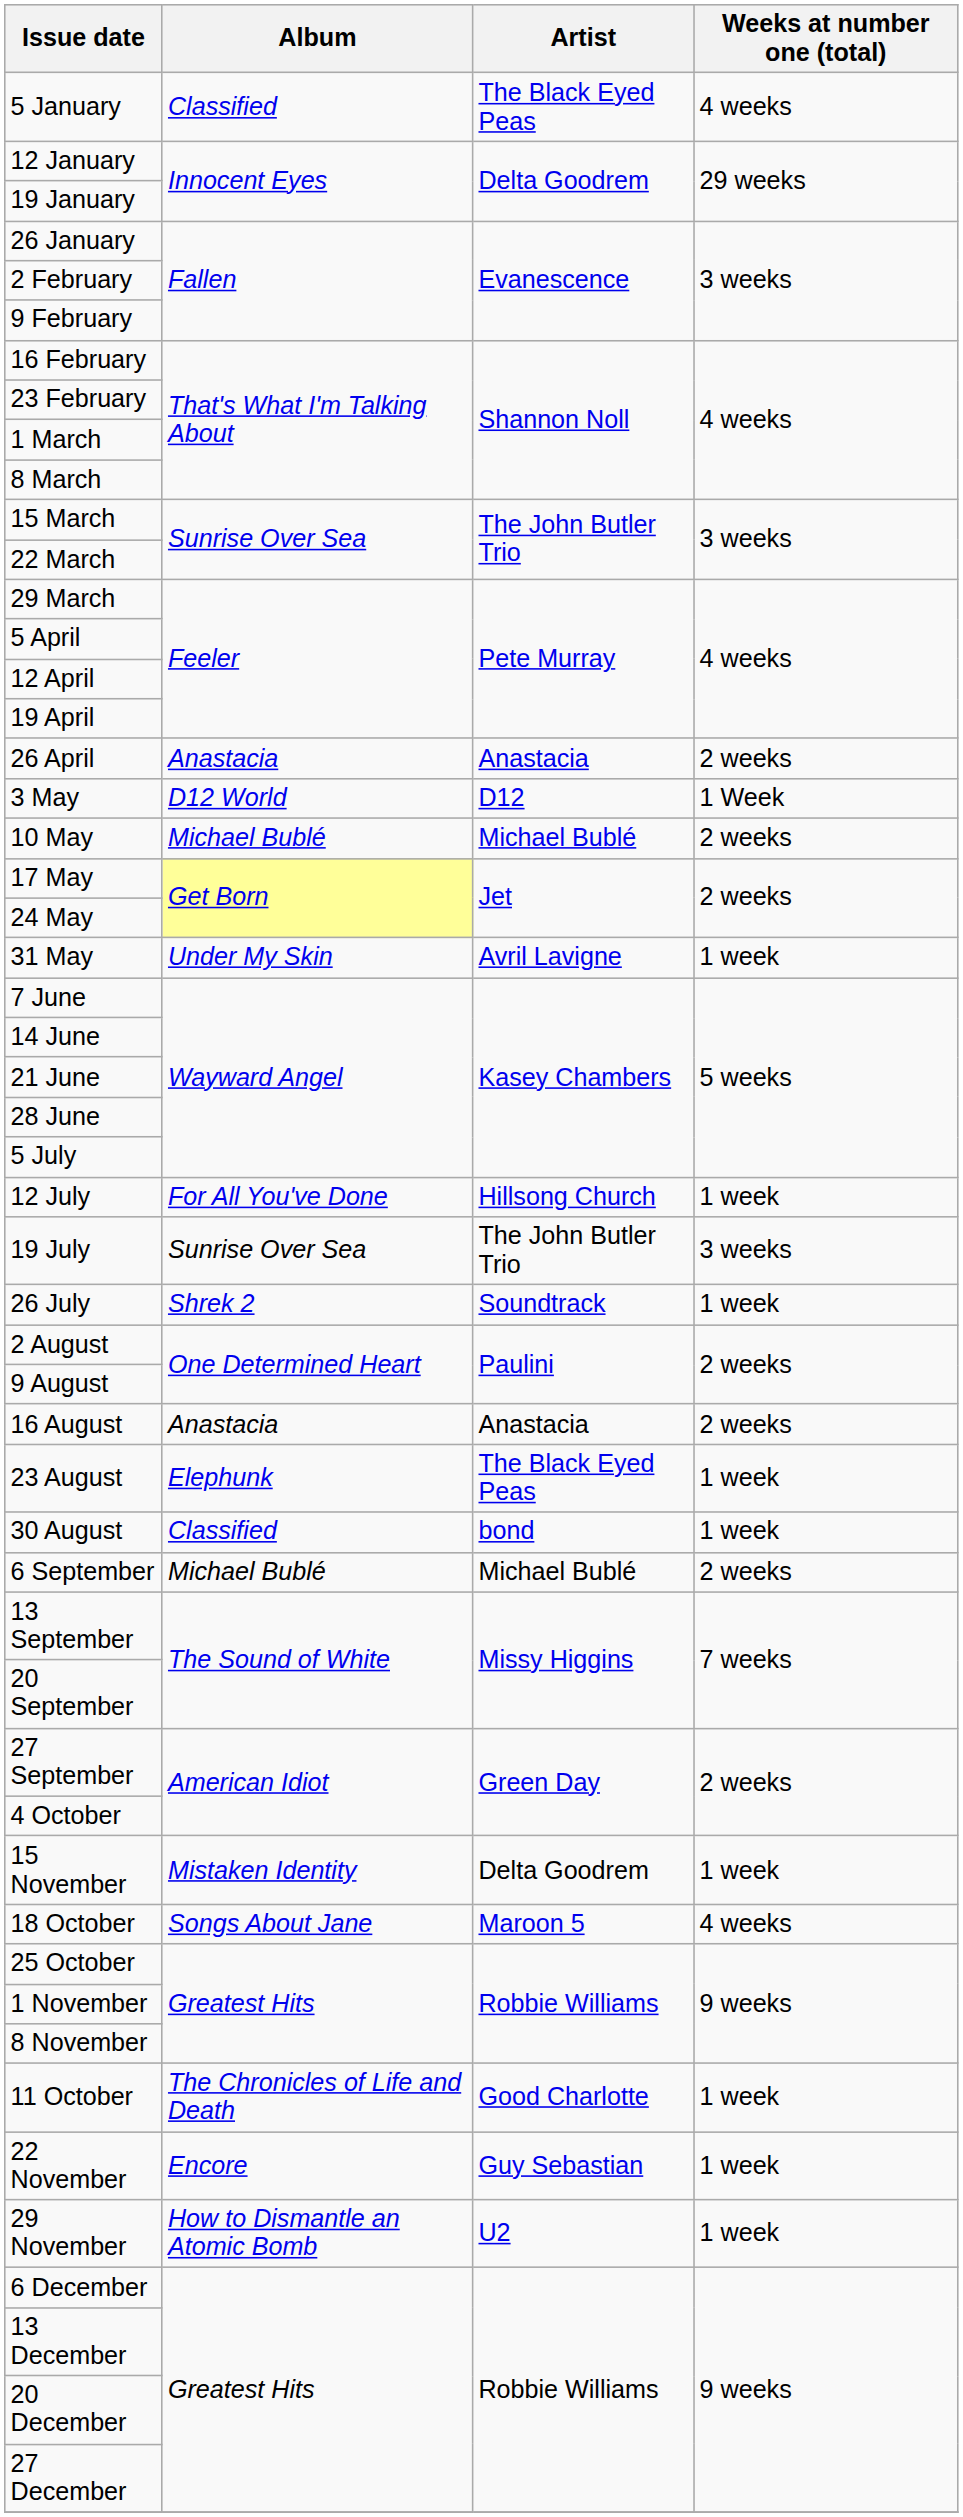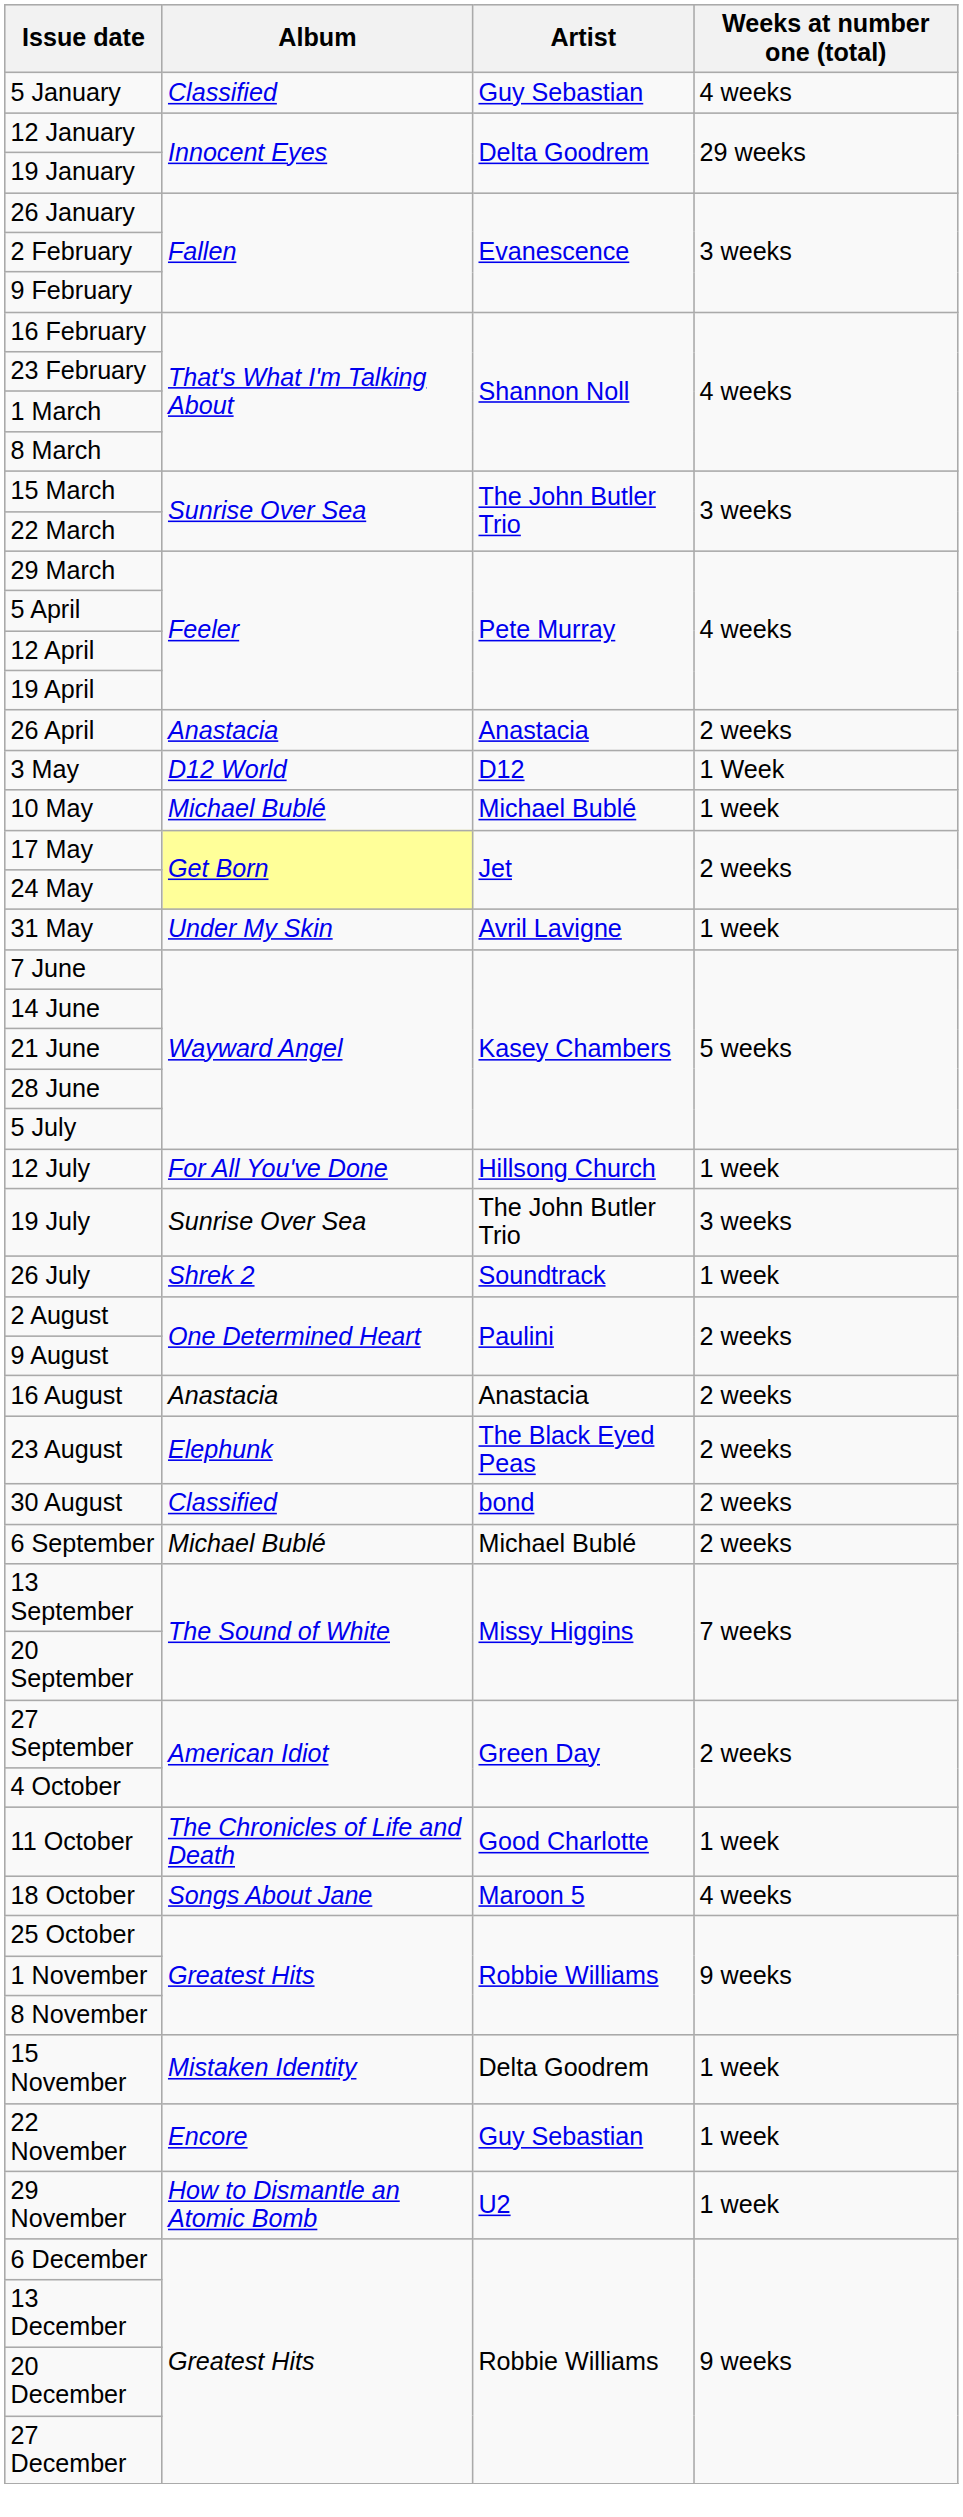(566, 106) The Black Eyed Peas -> (561, 92) Guy Sebastian
(746, 837) 2 weeks -> (739, 809) 1 week
(739, 1477) 1 week -> (746, 1449) 2 weeks
(739, 1531) 1 week -> (746, 1503) 2 weeks
rows swapped: (72, 2097) <-> (69, 1869)
